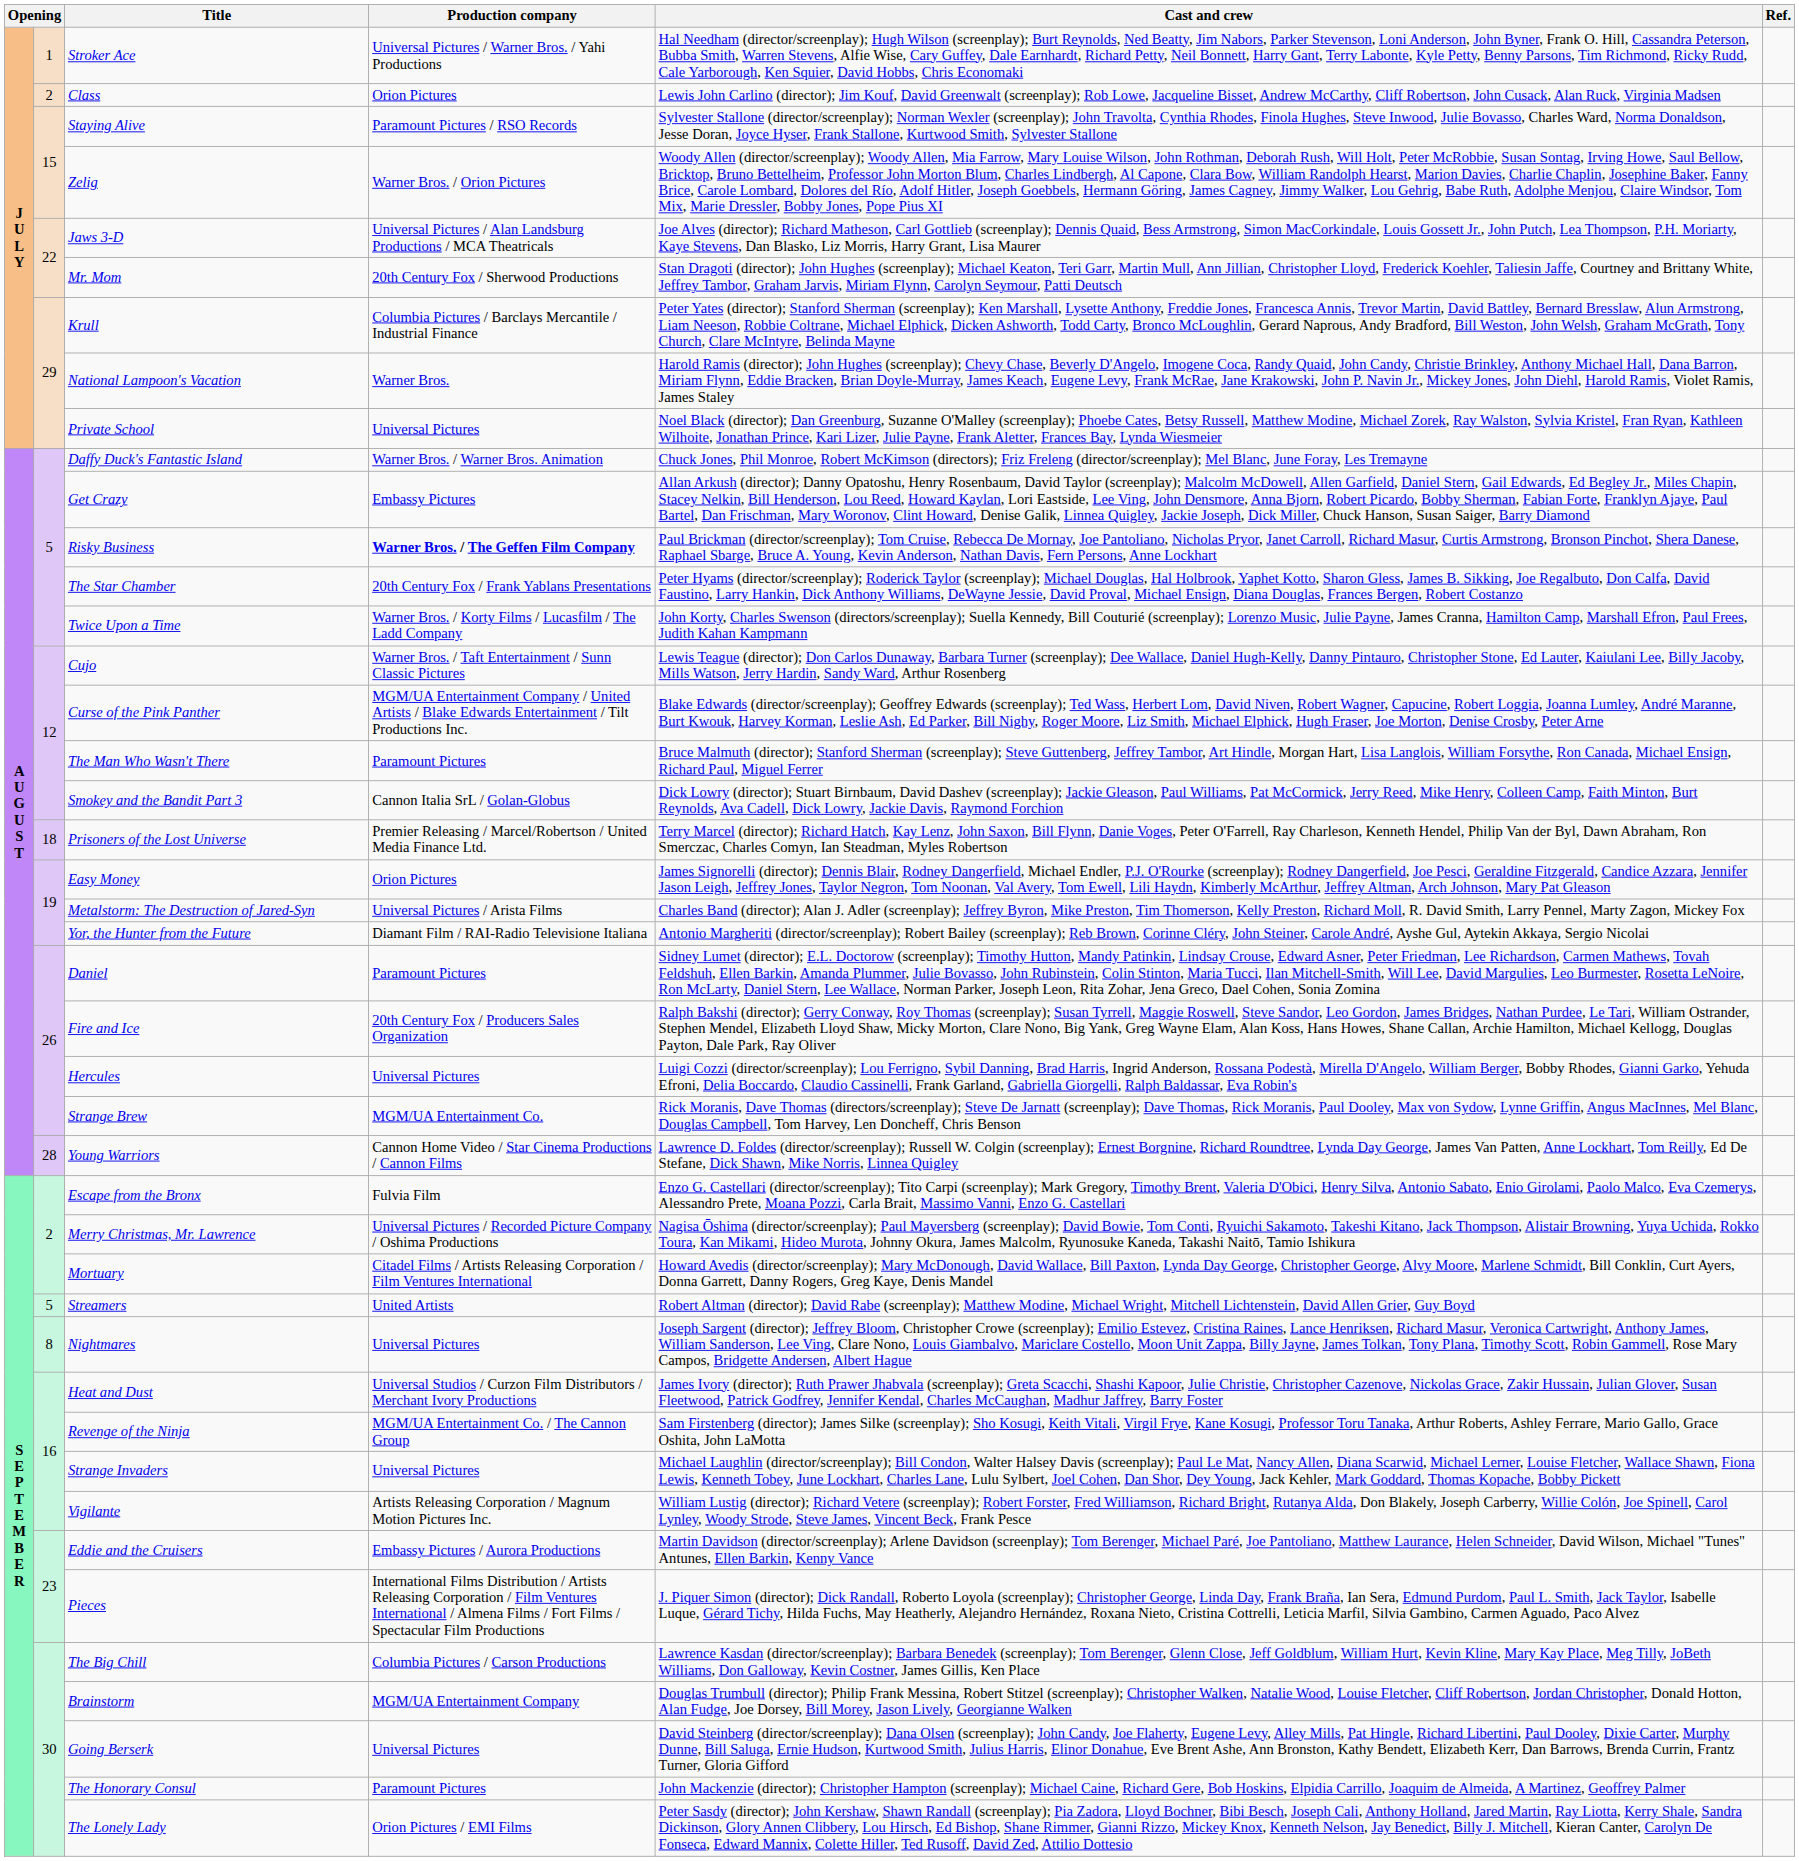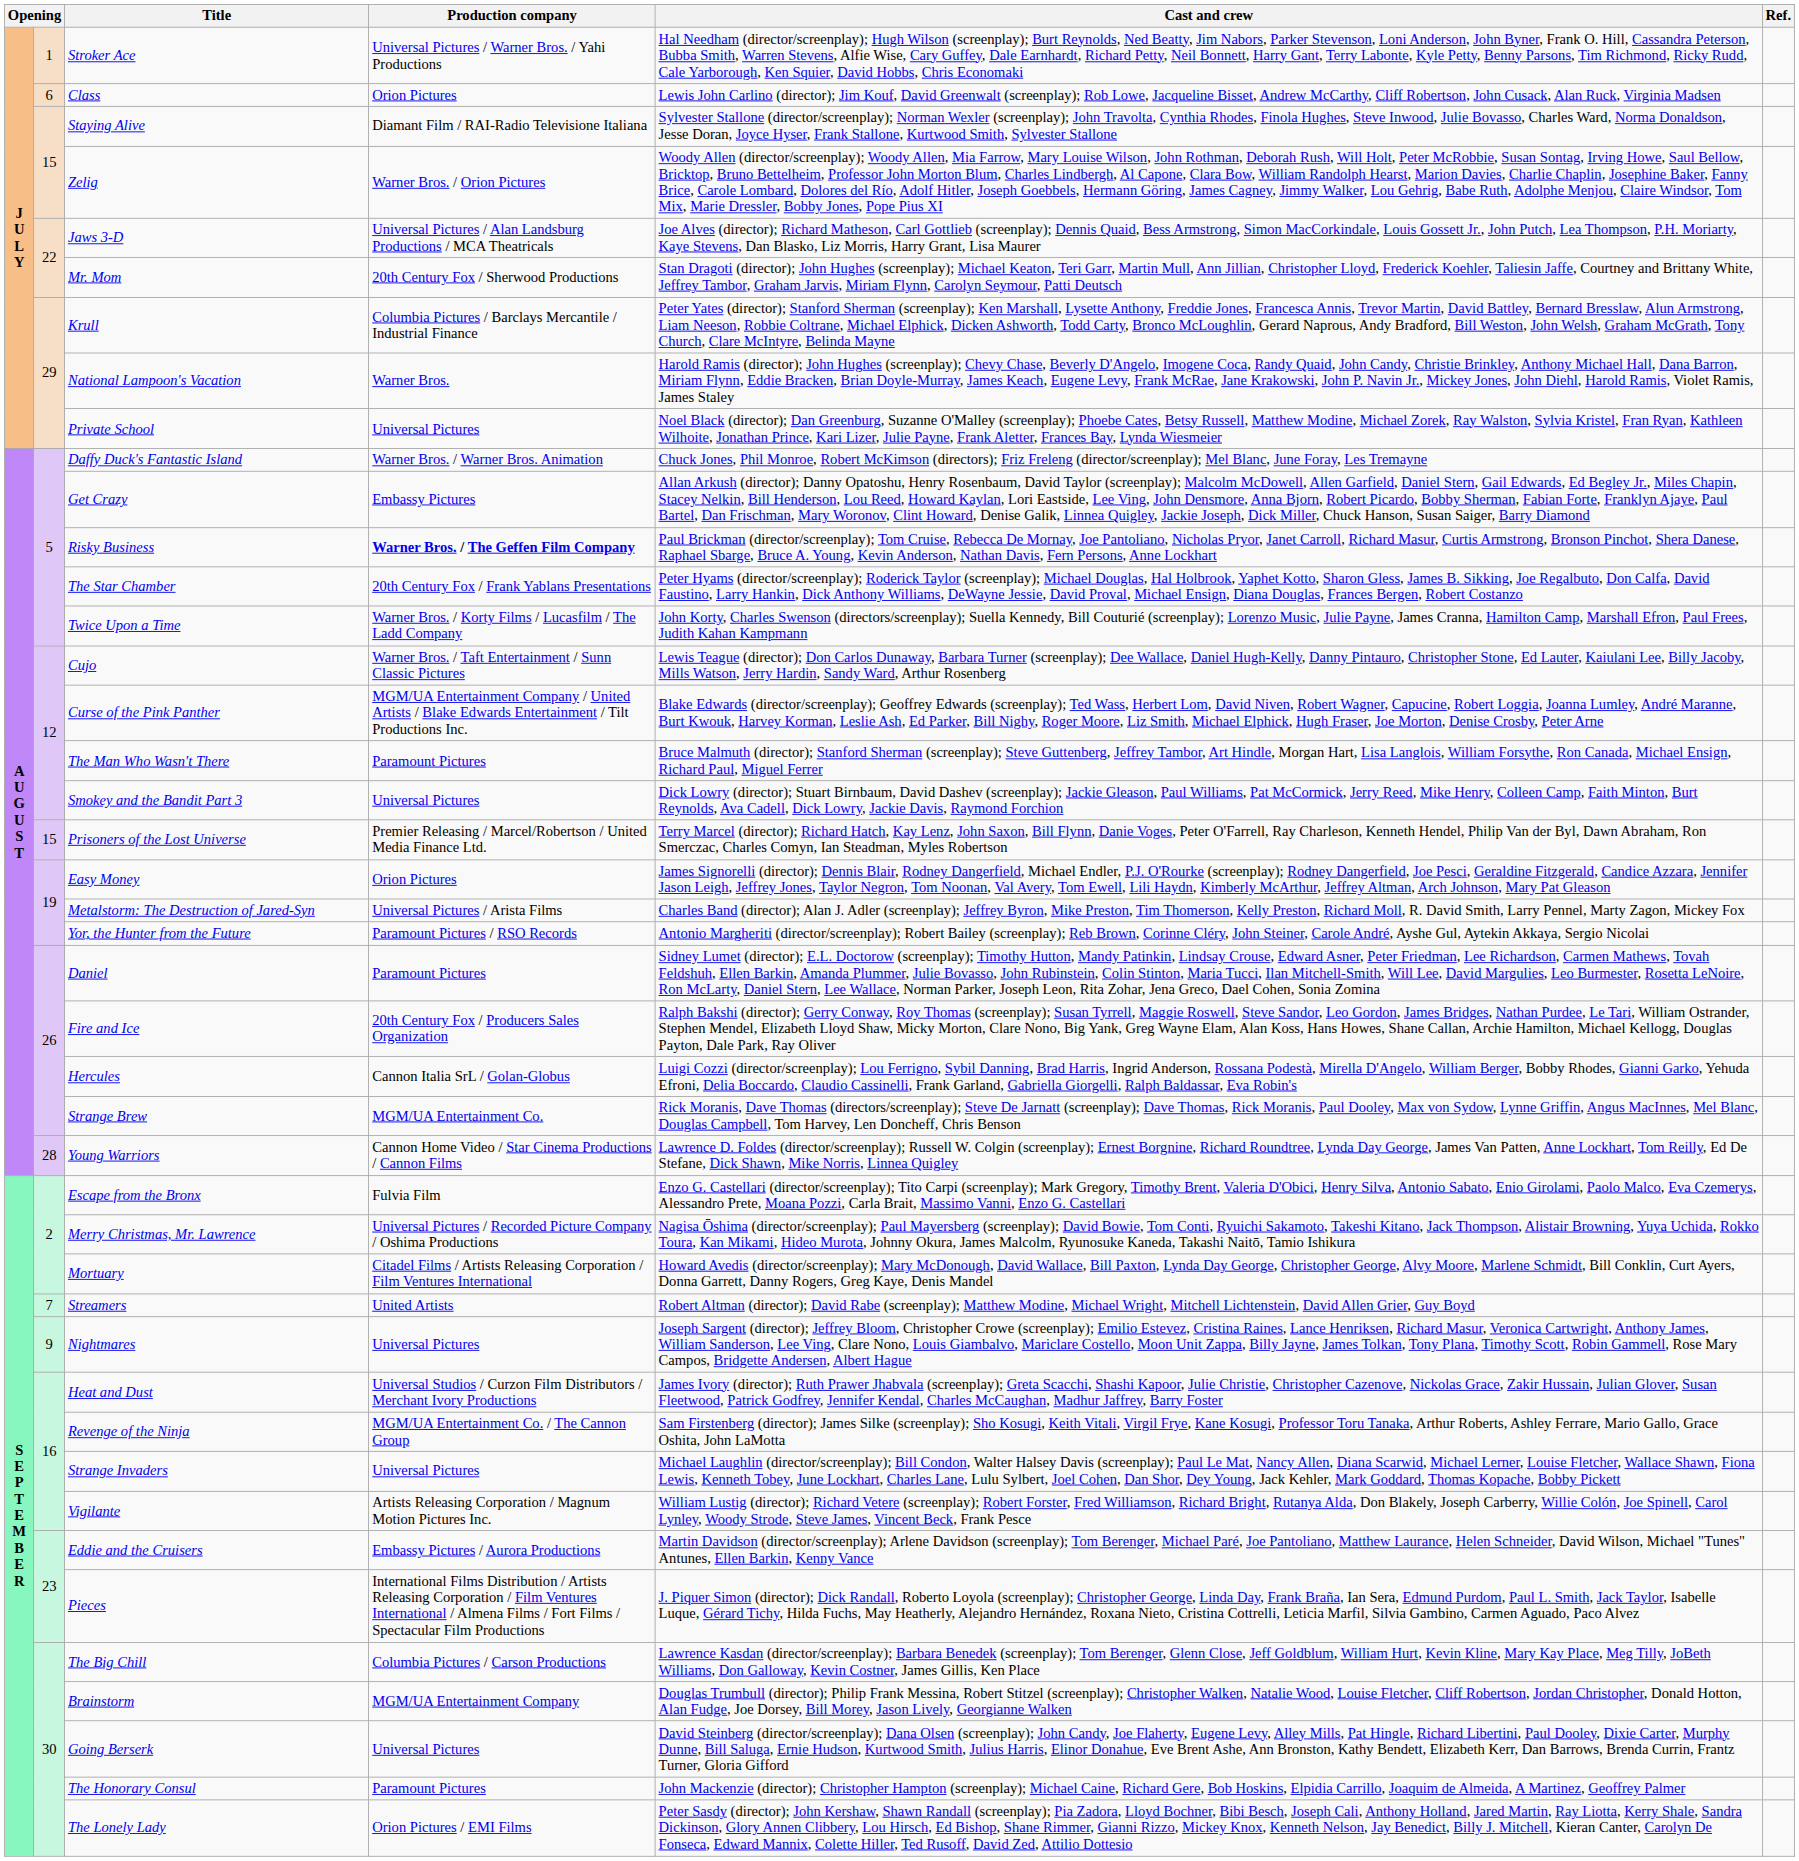(49, 94) 2 -> (49, 94) 6
(475, 126) Paramount Pictures / RSO Records -> (510, 126) Diamant Film / RAI-Radio Televisione Italiana
(471, 800) Cannon Italia SrL / Golan-Globus -> (426, 800) Universal Pictures
(49, 839) 18 -> (49, 839) 15
(510, 933) Diamant Film / RAI-Radio Televisione Italiana -> (475, 933) Paramount Pictures / RSO Records
(426, 1076) Universal Pictures -> (471, 1076) Cannon Italia SrL / Golan-Globus
(49, 1305) 5 -> (49, 1305) 7
(49, 1344) 8 -> (49, 1344) 9
